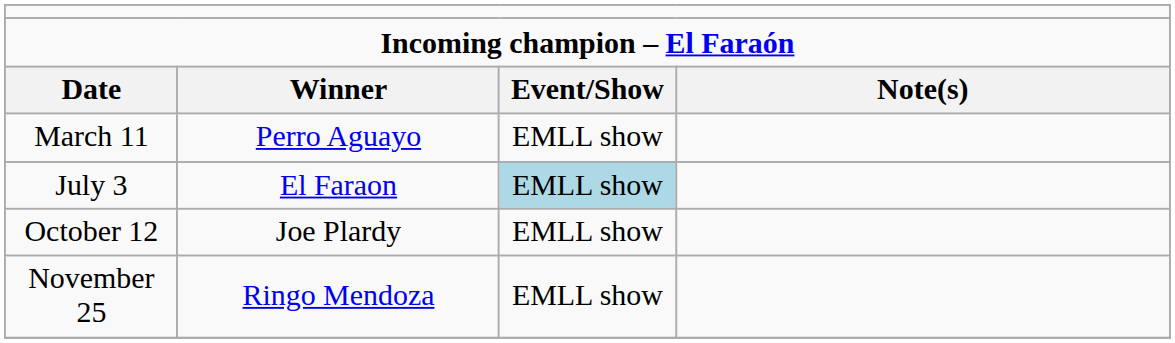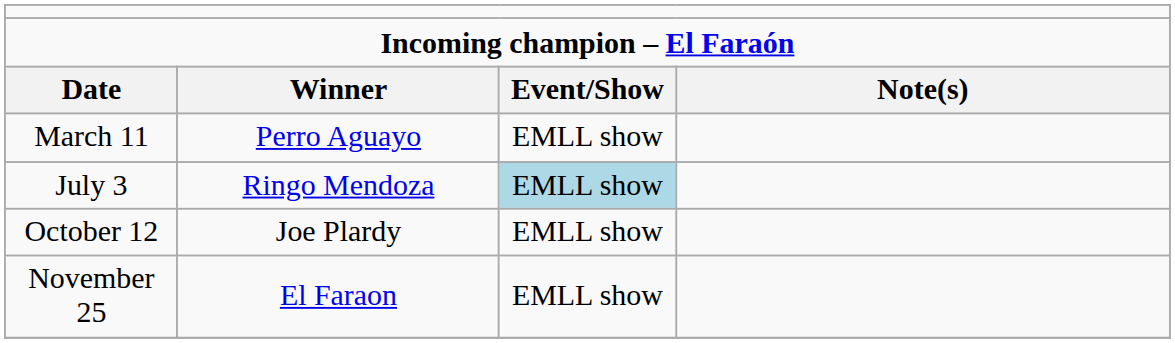(338, 184) El Faraon -> (338, 184) Ringo Mendoza
(338, 296) Ringo Mendoza -> (338, 296) El Faraon
